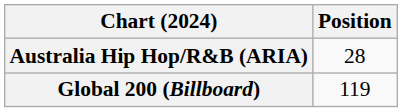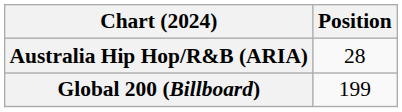(355, 89) 119 -> (355, 89) 199
